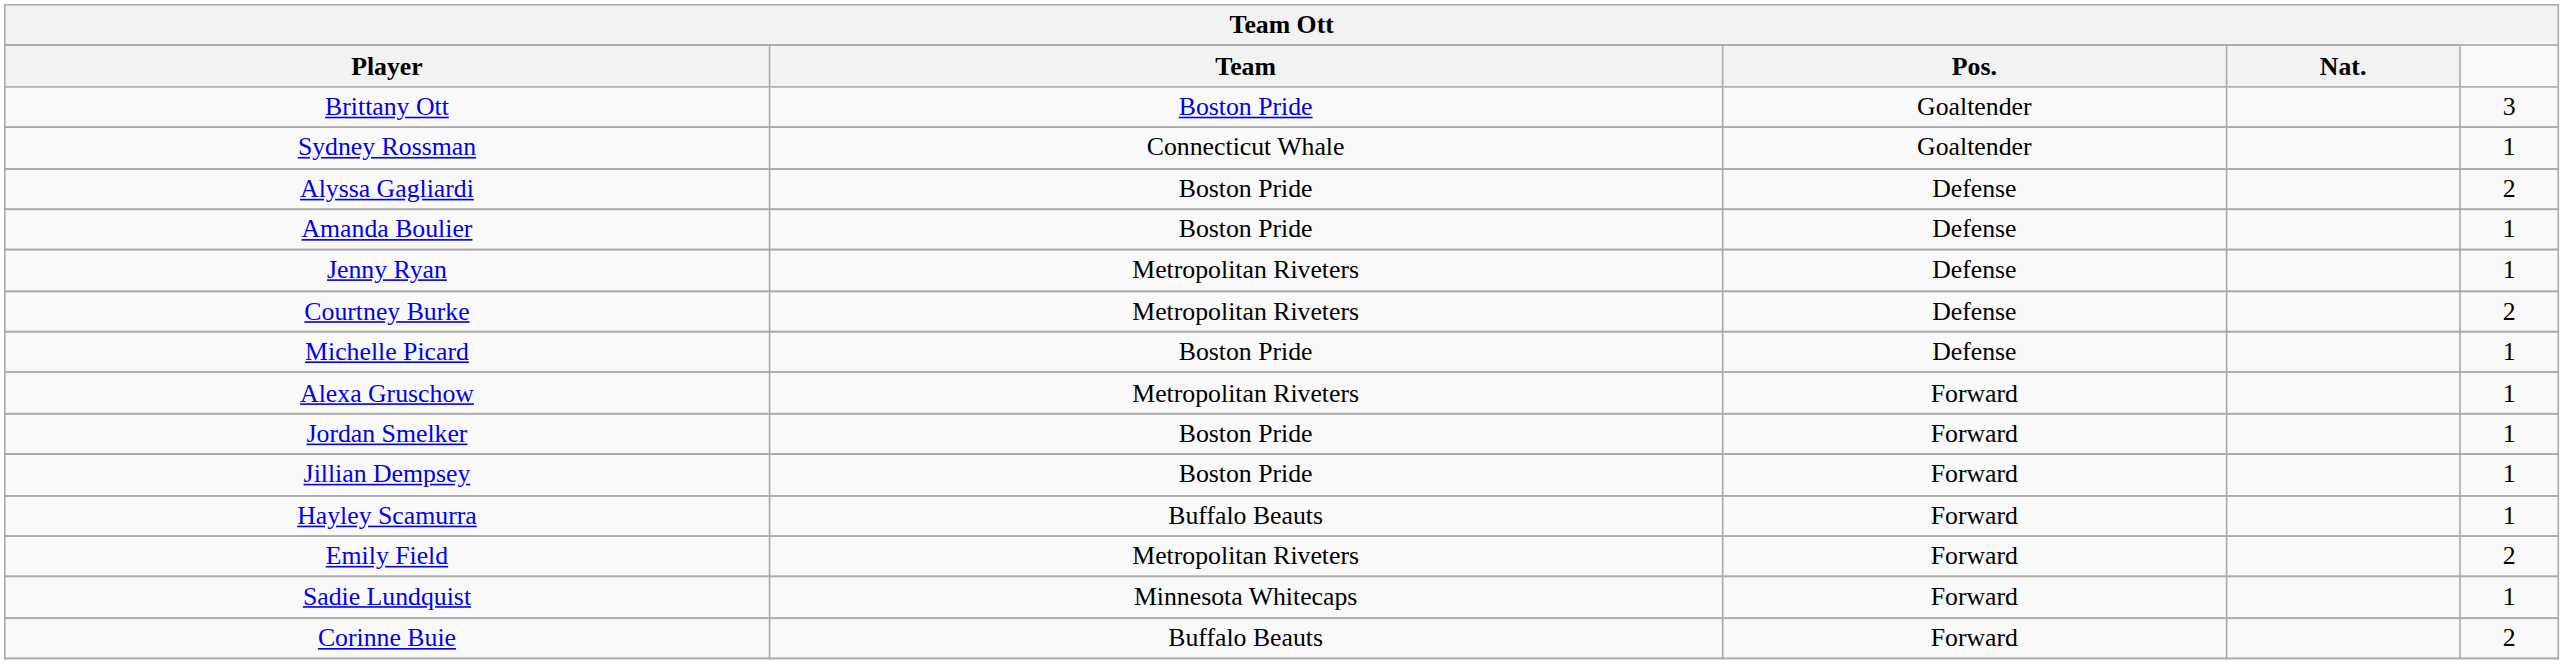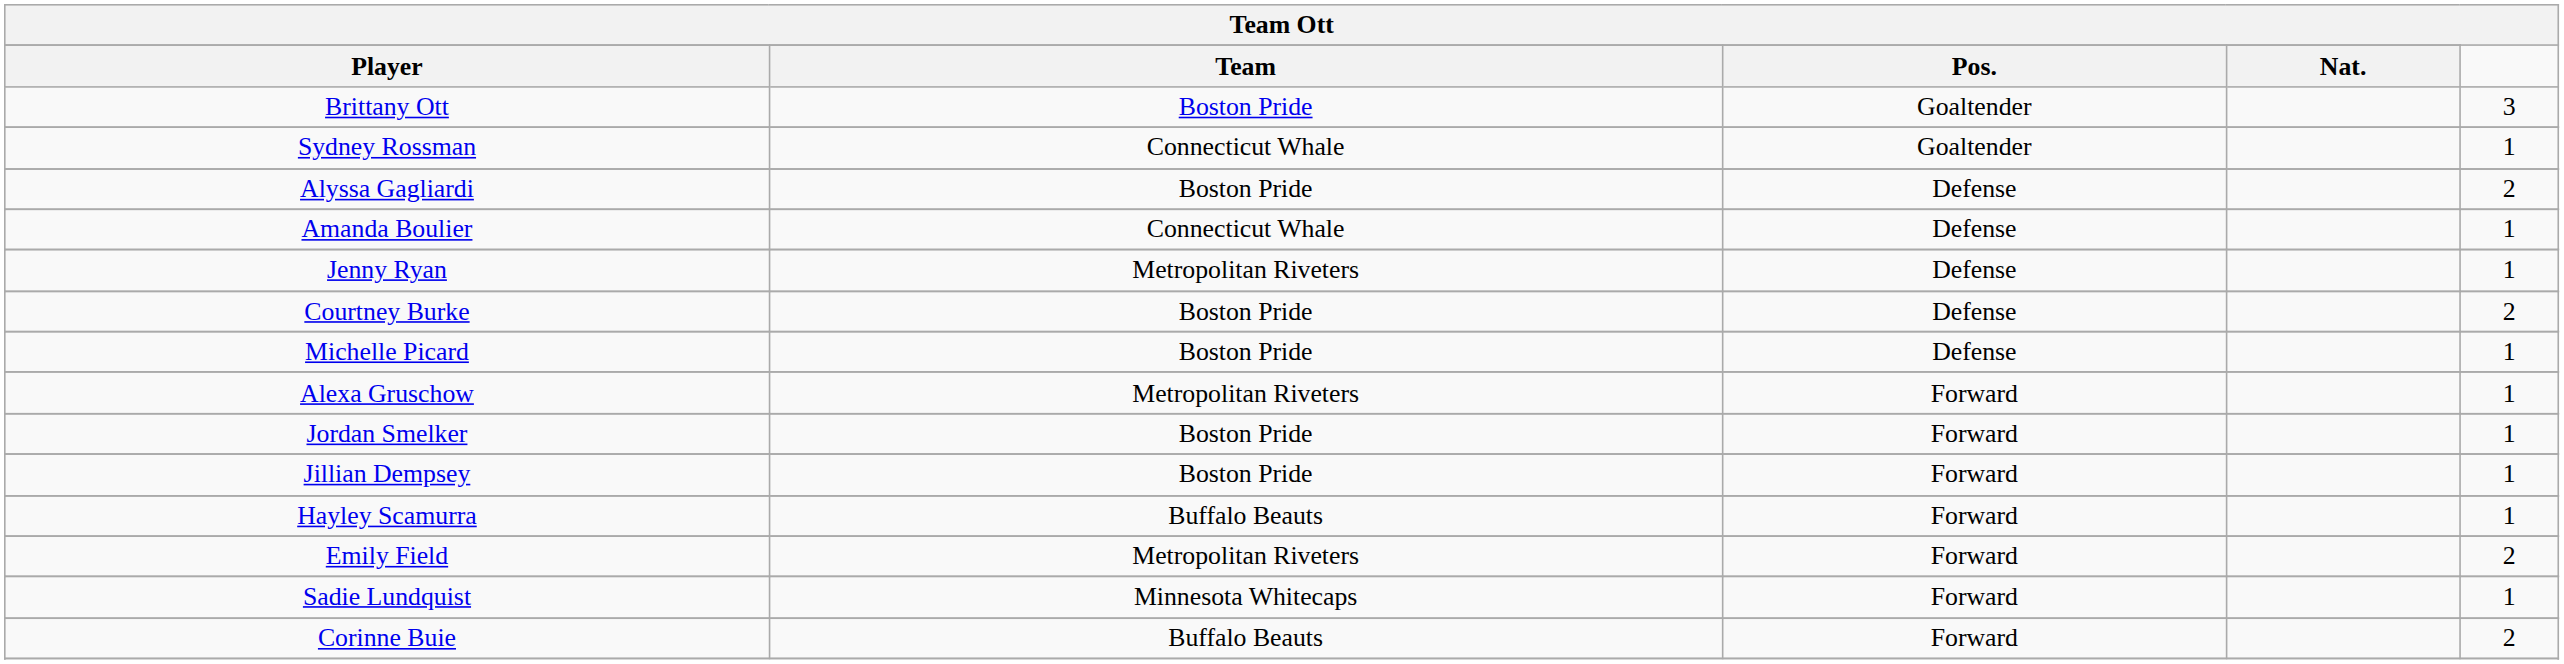(1246, 229) Boston Pride -> (1246, 229) Connecticut Whale
(1246, 310) Metropolitan Riveters -> (1246, 310) Boston Pride
